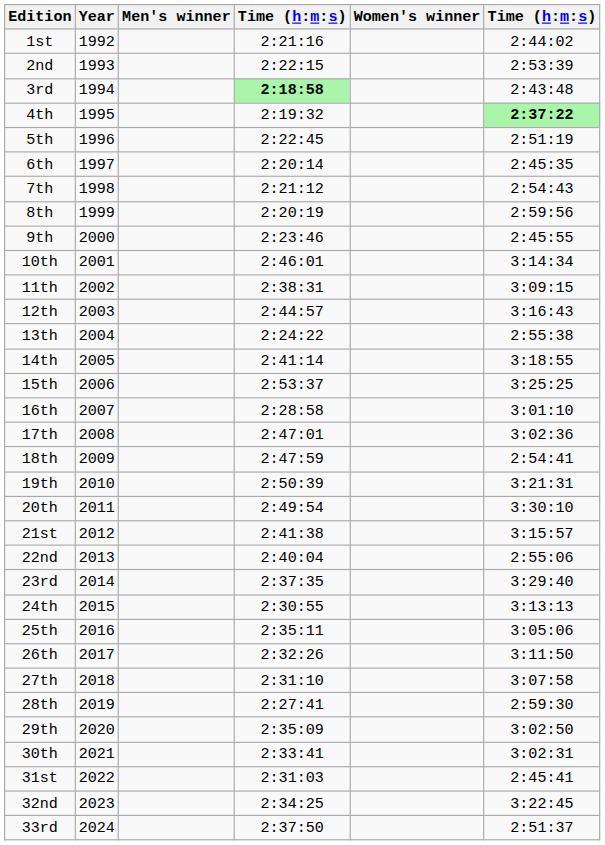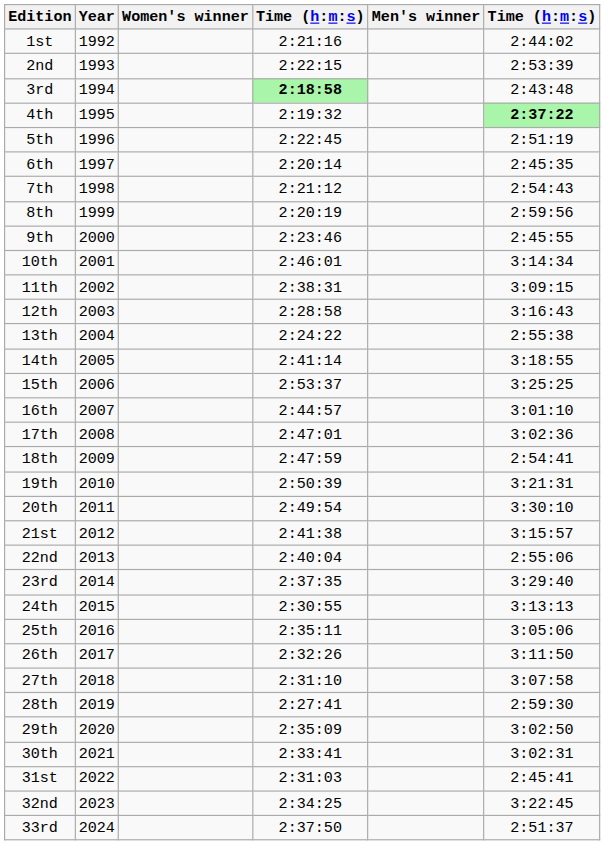columns swapped: (176, 17) <-> (417, 17)
(292, 312) 2:44:57 -> (310, 312) 2:28:58
(292, 410) 2:28:58 -> (310, 410) 2:44:57
